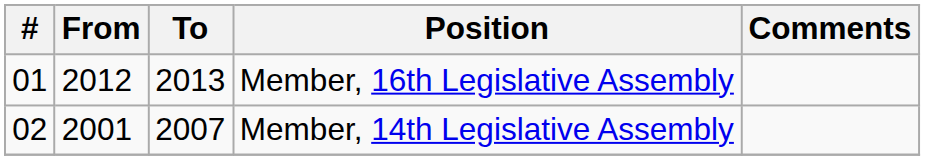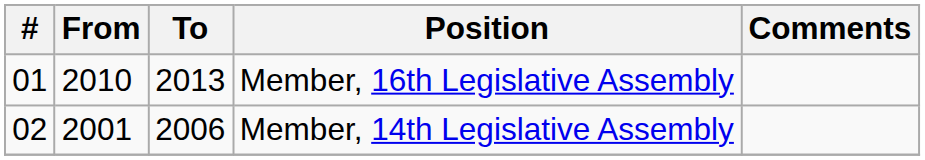(97, 79) 2012 -> (97, 79) 2010
(190, 129) 2007 -> (190, 129) 2006
